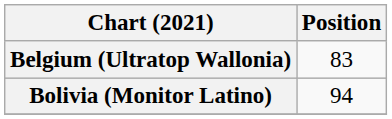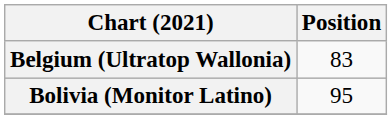(342, 95) 94 -> (342, 95) 95
